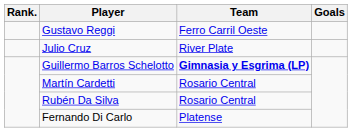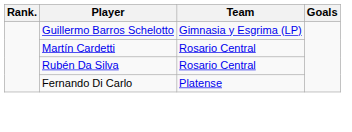- row: (79, 30)
- row: (67, 48)
(244, 65) bold -> (240, 30) normal
